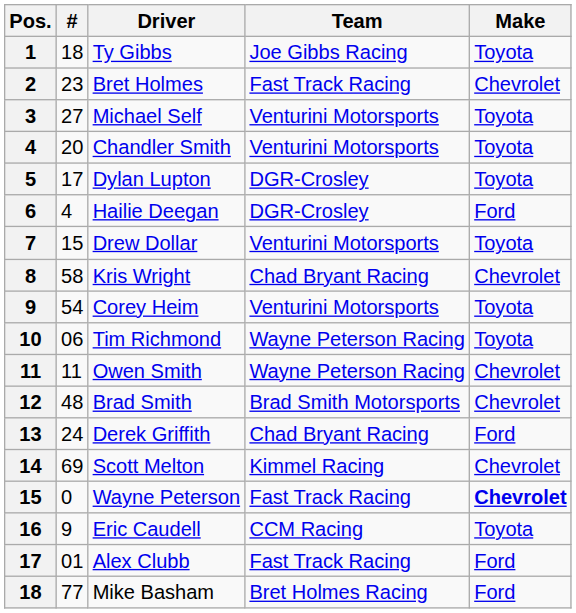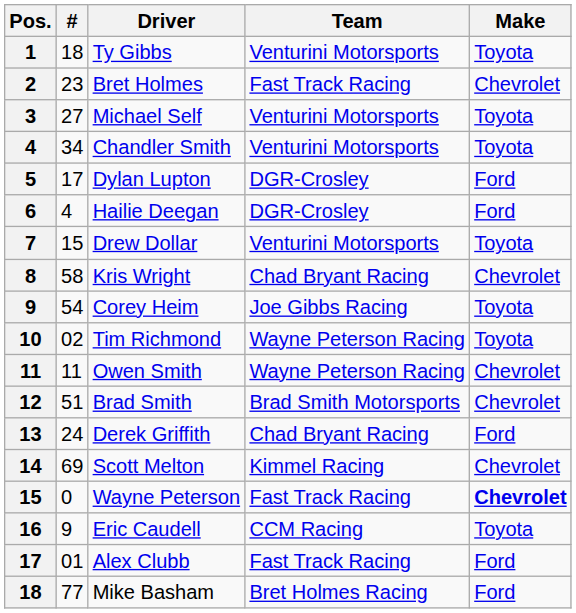(329, 52) Joe Gibbs Racing -> (344, 52) Venturini Motorsports
(72, 148) 20 -> (72, 148) 34
(504, 180) Toyota -> (495, 180) Ford
(344, 307) Venturini Motorsports -> (329, 307) Joe Gibbs Racing
(72, 338) 06 -> (72, 338) 02
(72, 402) 48 -> (72, 402) 51
